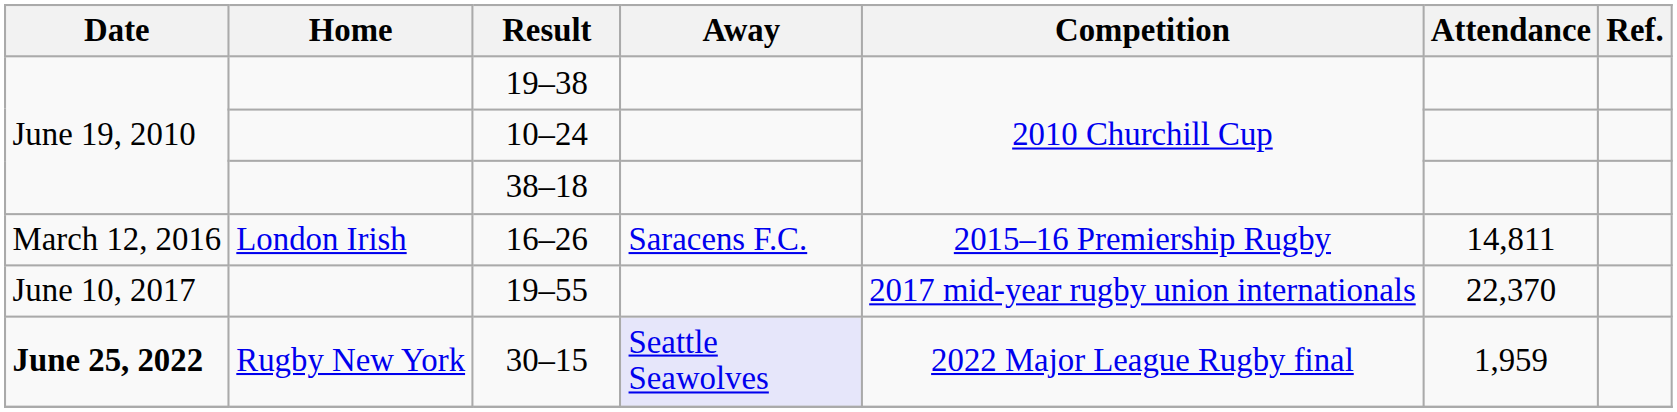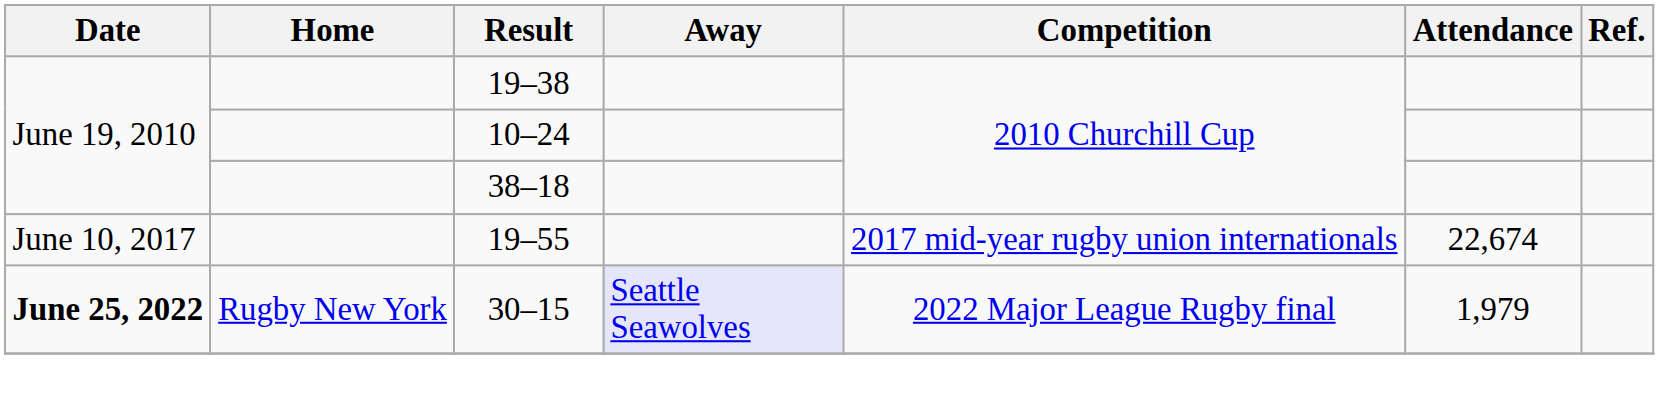- row: (547, 238)
(1511, 290) 22,370 -> (1493, 238) 22,674
(1511, 361) 1,959 -> (1493, 309) 1,979
